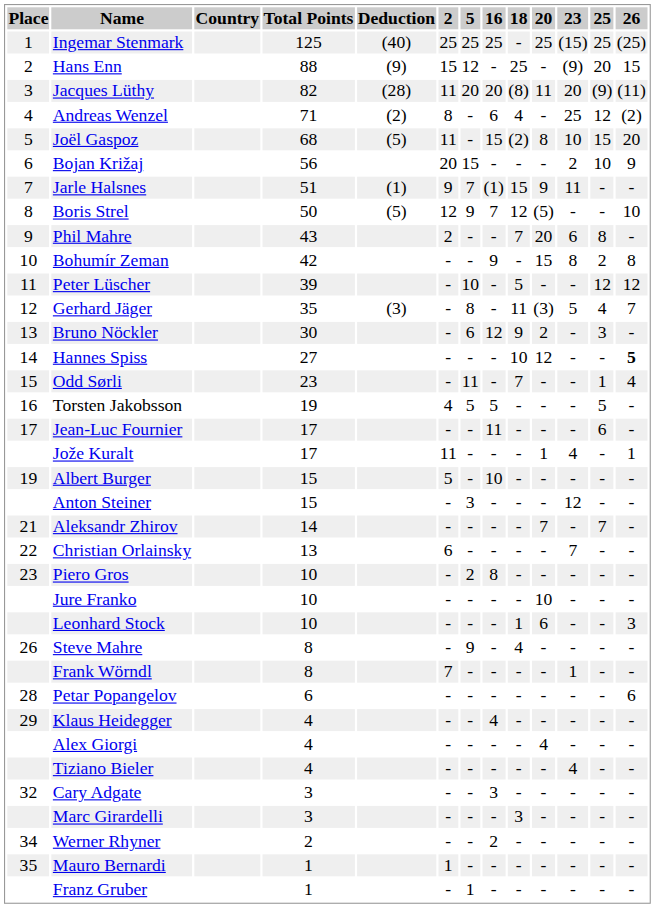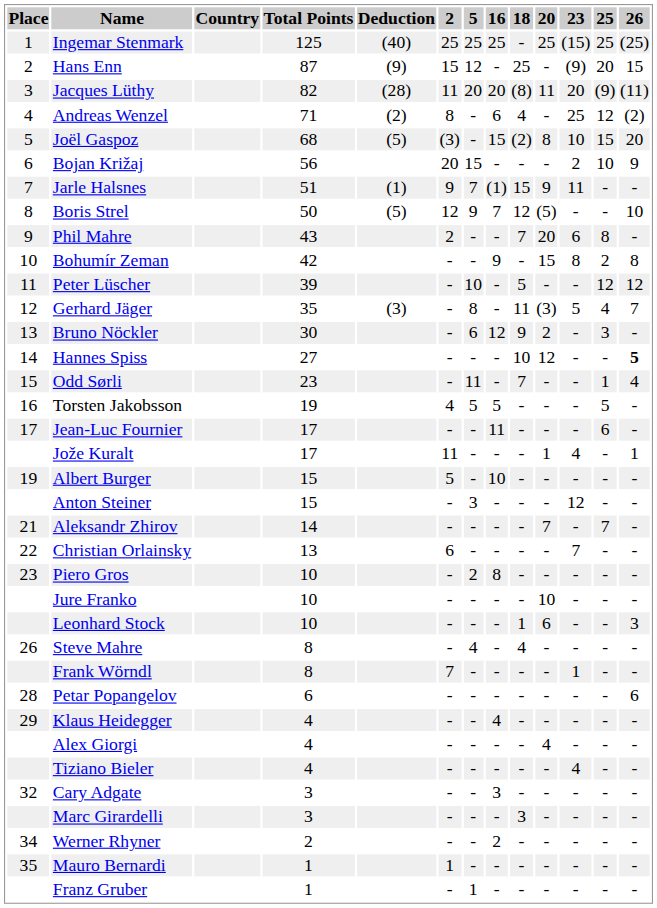(308, 66) 88 -> (308, 66) 87
(448, 139) 11 -> (450, 139) (3)
(470, 647) 9 -> (473, 647) 4
